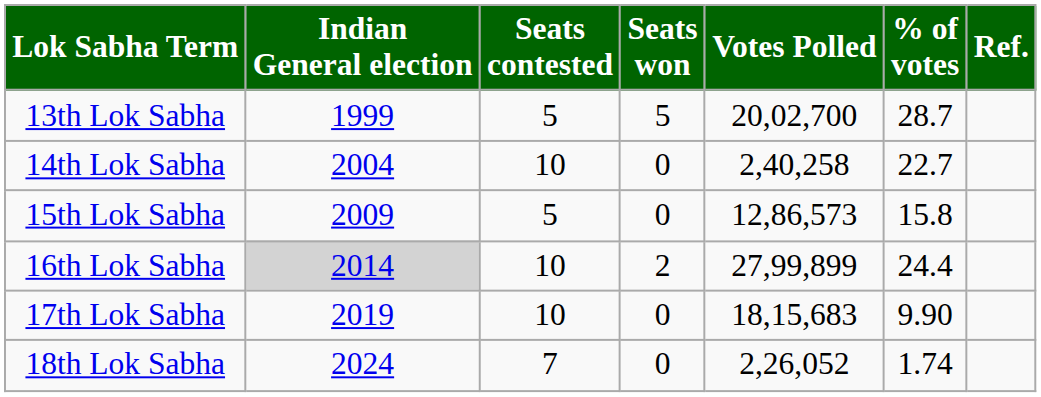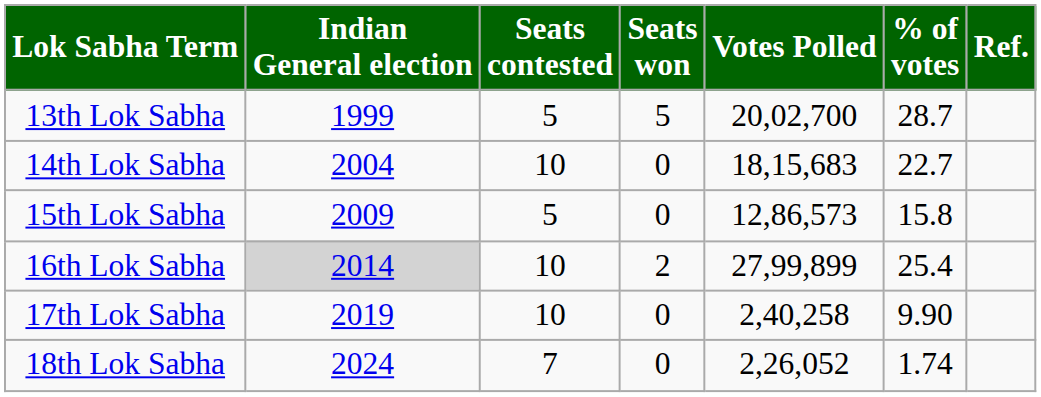(794, 164) 2,40,258 -> (794, 164) 18,15,683
(925, 264) 24.4 -> (925, 264) 25.4
(794, 314) 18,15,683 -> (794, 314) 2,40,258
